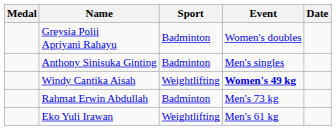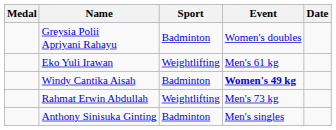rows swapped: (77, 116) <-> (99, 62)
(191, 80) Weightlifting -> (186, 80) Badminton
(186, 98) Badminton -> (191, 98) Weightlifting
